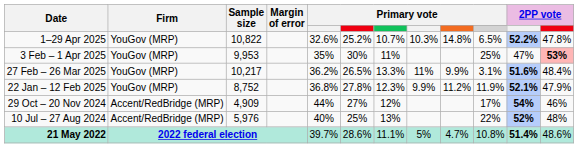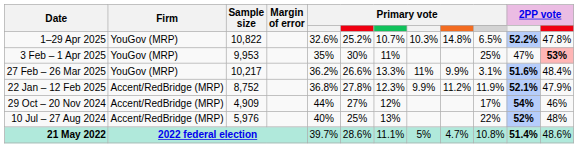(357, 72) 26.5% -> (357, 72) 26.6%
(144, 88) YouGov (MRP) -> (167, 88) Accent/RedBridge (MRP)
